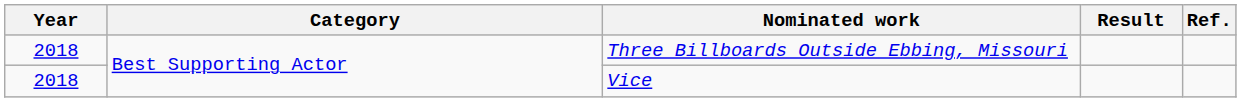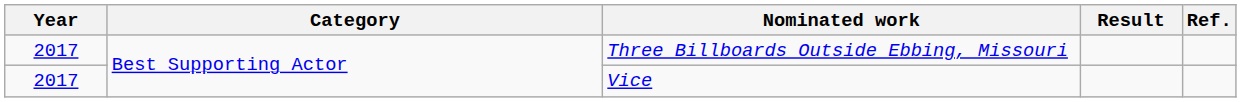(56, 50) 2018 -> (56, 50) 2017
(56, 81) 2018 -> (56, 81) 2017
